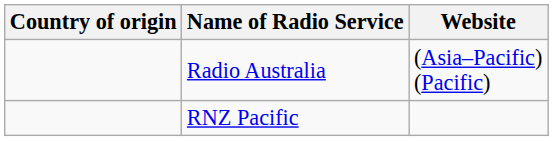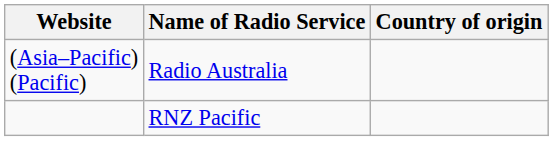columns swapped: (93, 22) <-> (478, 22)
